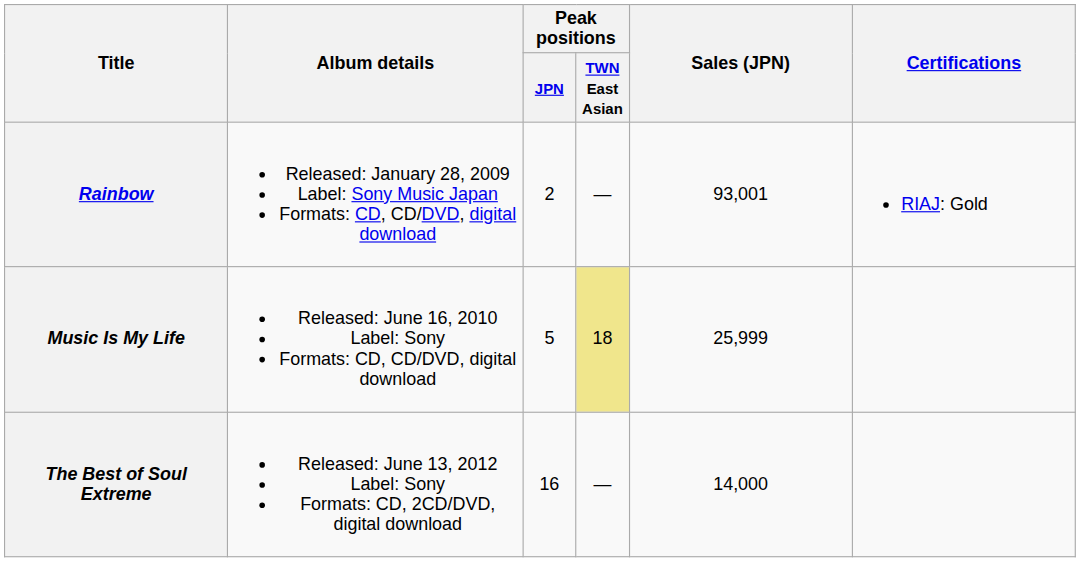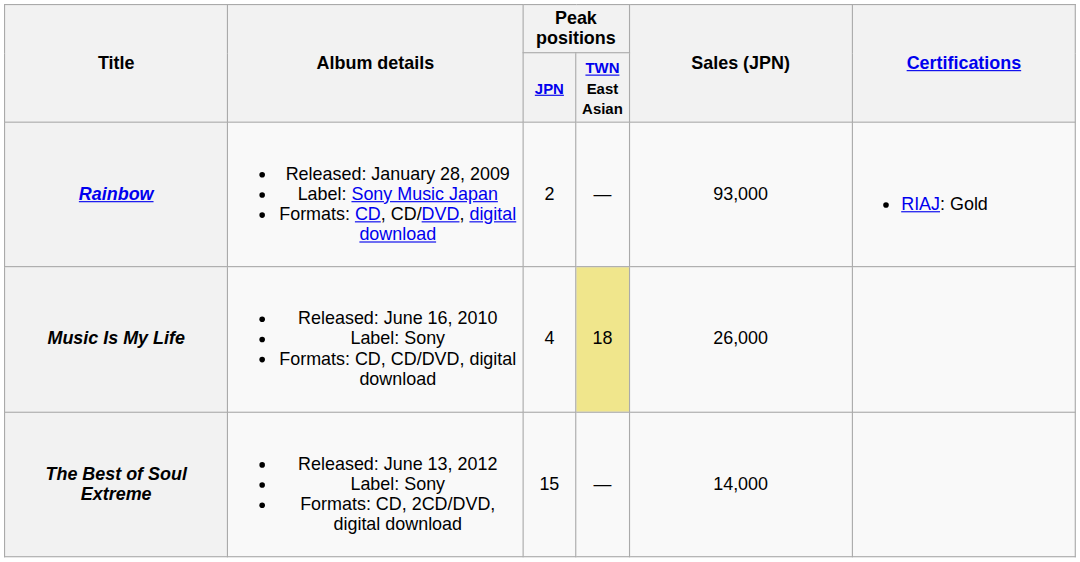(741, 194) 93,001 -> (741, 194) 93,000
(549, 339) 5 -> (549, 339) 4
(741, 339) 25,999 -> (741, 339) 26,000
(549, 484) 16 -> (549, 484) 15
